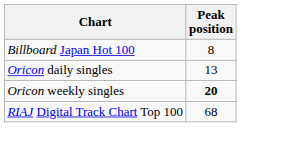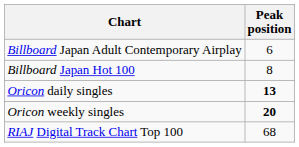+ row: (125, 49)
(211, 70) normal -> (270, 91) bold
